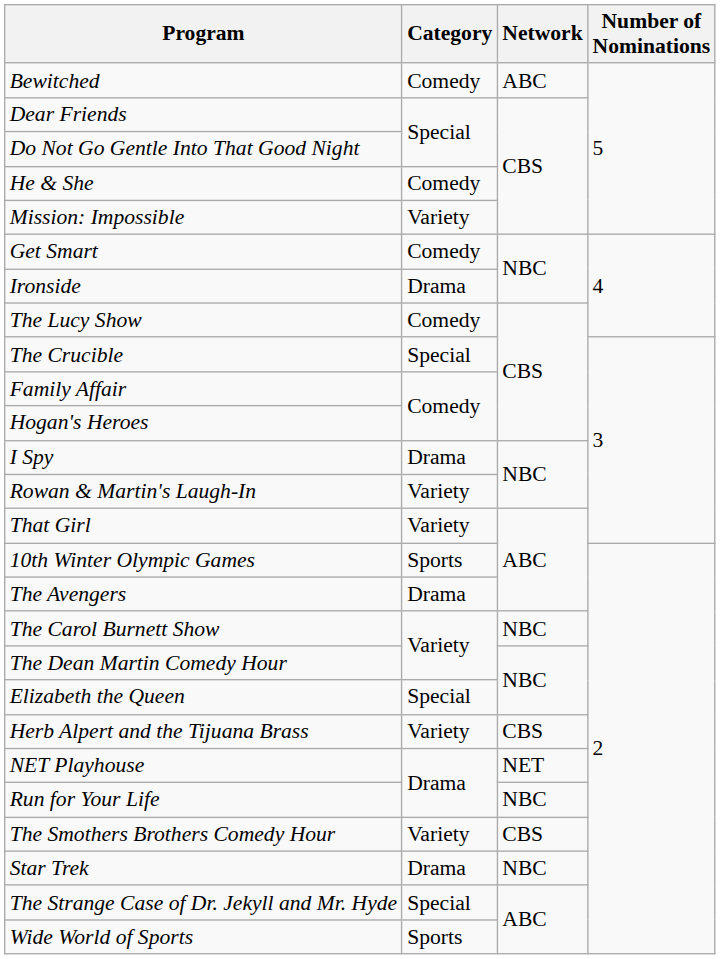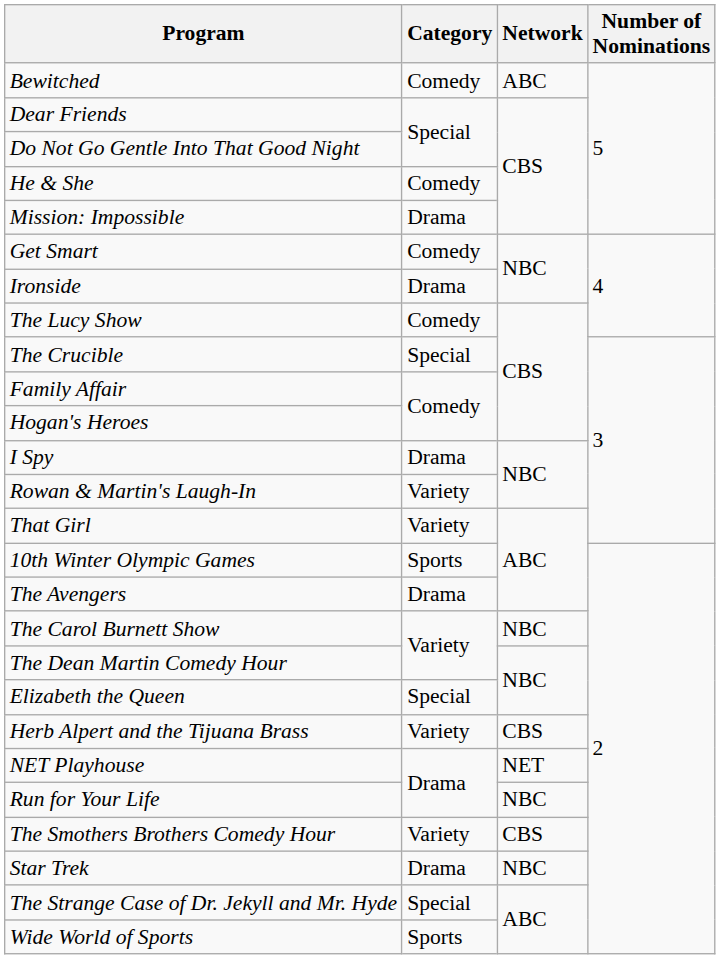(438, 217) Variety -> (437, 217) Drama
